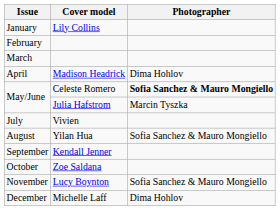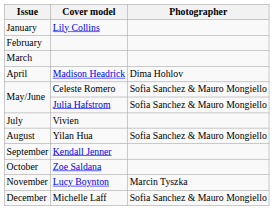(201, 89) bold -> (198, 89) normal
(159, 105) Marcin Tyszka -> (198, 105) Sofia Sanchez & Mauro Mongiello
(198, 182) Sofia Sanchez & Mauro Mongiello -> (159, 182) Marcin Tyszka
(156, 197) Dima Hohlov -> (198, 197) Sofia Sanchez & Mauro Mongiello
